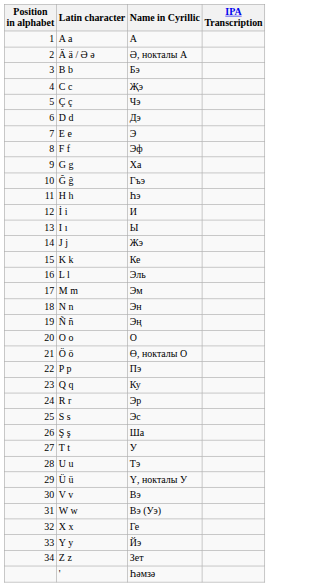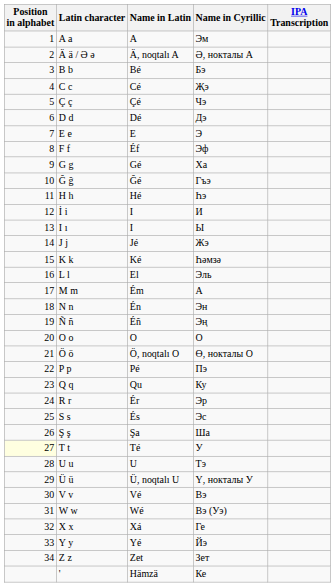+ column: (160, 17)
(133, 39) А -> (202, 39) Эм
(135, 259) Ке -> (208, 259) Һәмзә
(136, 290) Эм -> (199, 290) А
(49, 448) no background -> (49, 448) lightyellow background
(143, 574) Һәмзә -> (201, 574) Ке
